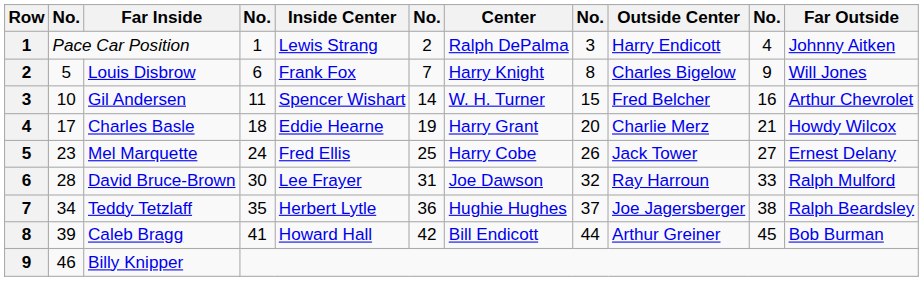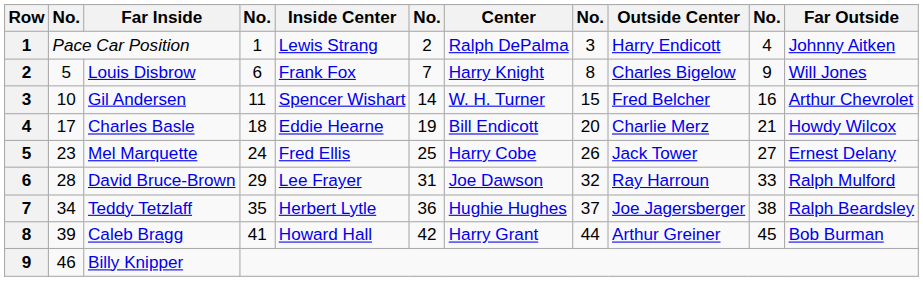(493, 126) Harry Grant -> (493, 126) Bill Endicott
(257, 180) 30 -> (257, 180) 29
(493, 235) Bill Endicott -> (493, 235) Harry Grant
